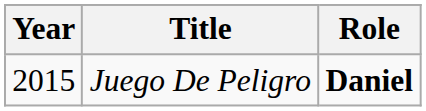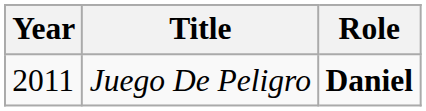(44, 79) 2015 -> (43, 79) 2011
